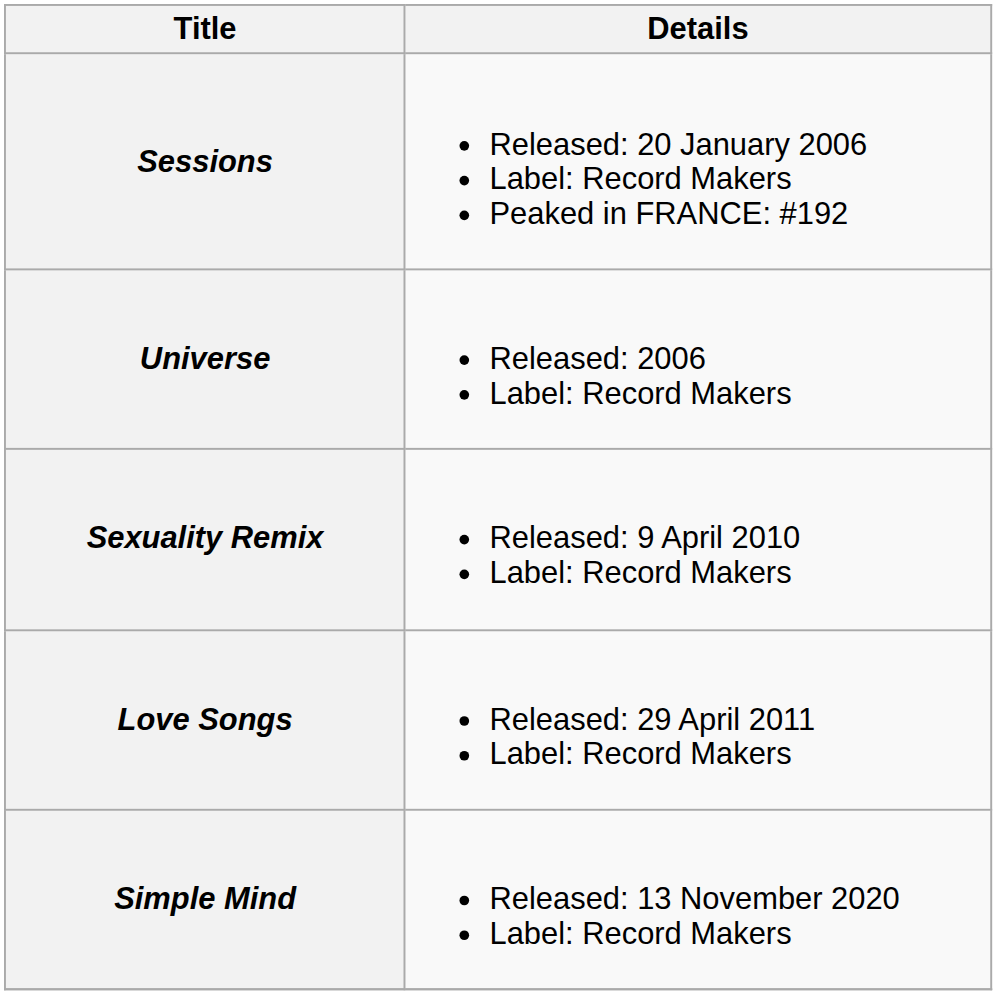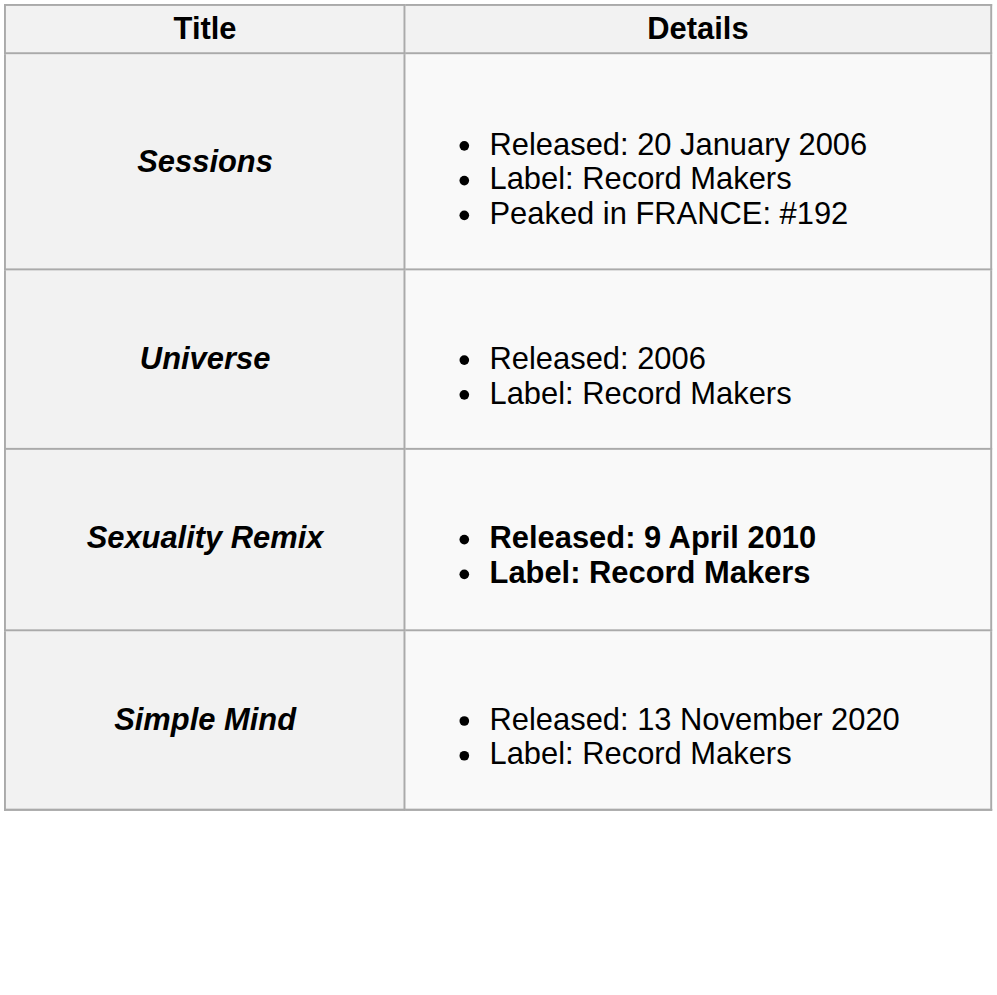(698, 557) normal -> (698, 557) bold
- row: (205, 718)
